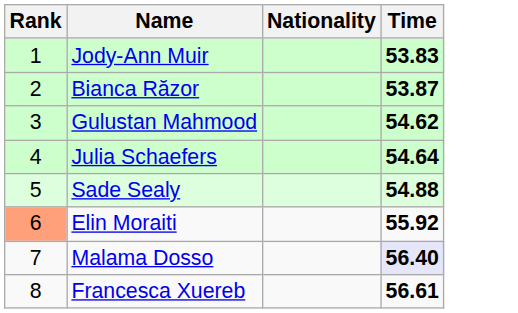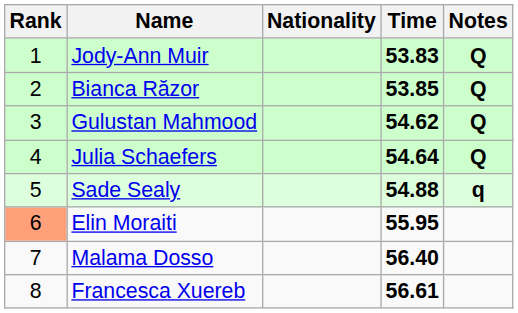+ column: (478, 21)
(412, 88) 53.87 -> (412, 88) 53.85
(412, 223) 55.92 -> (412, 223) 55.95
(412, 257) lavender background -> (412, 257) no background
